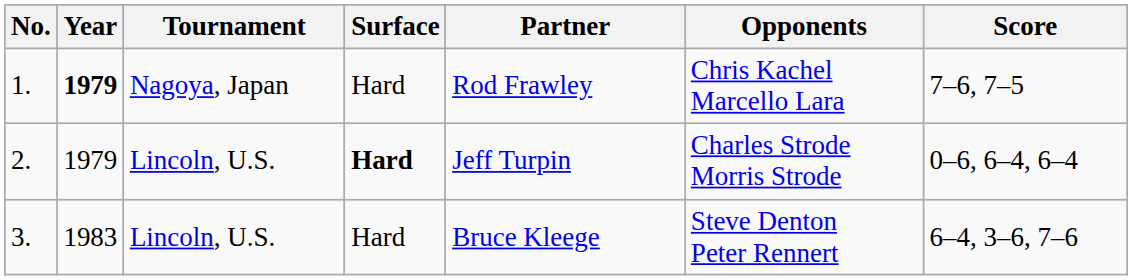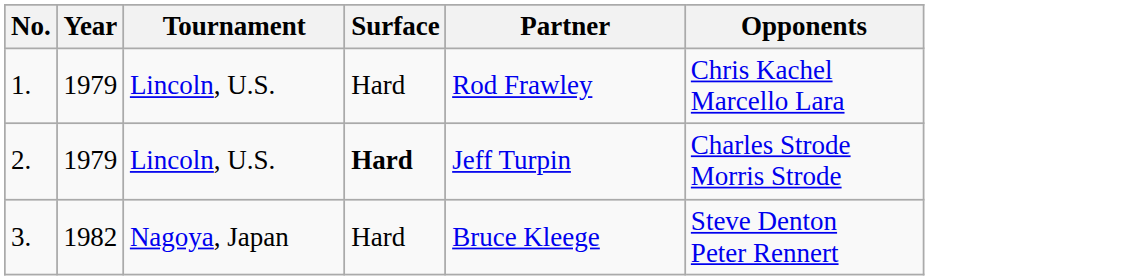- column: (1025, 25)
(90, 85) bold -> (90, 85) normal
(209, 85) Nagoya, Japan -> (203, 85) Lincoln, U.S.
(90, 235) 1983 -> (90, 235) 1982
(203, 235) Lincoln, U.S. -> (209, 235) Nagoya, Japan
